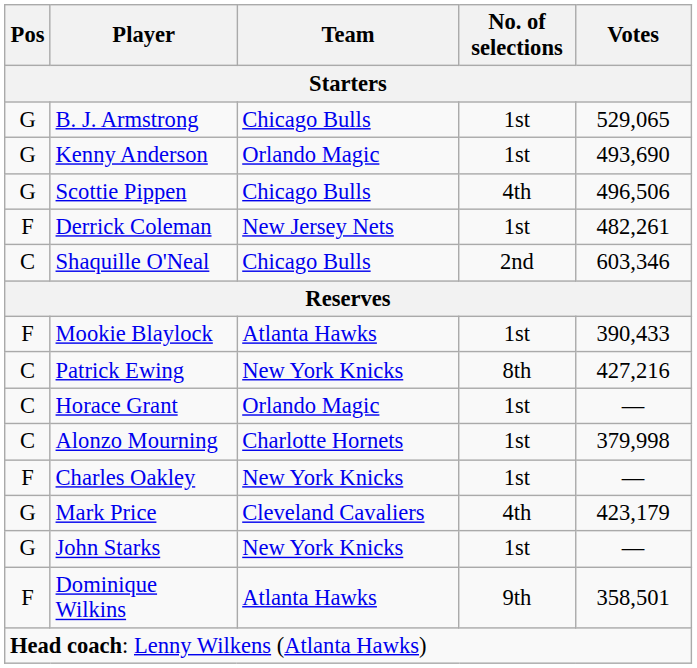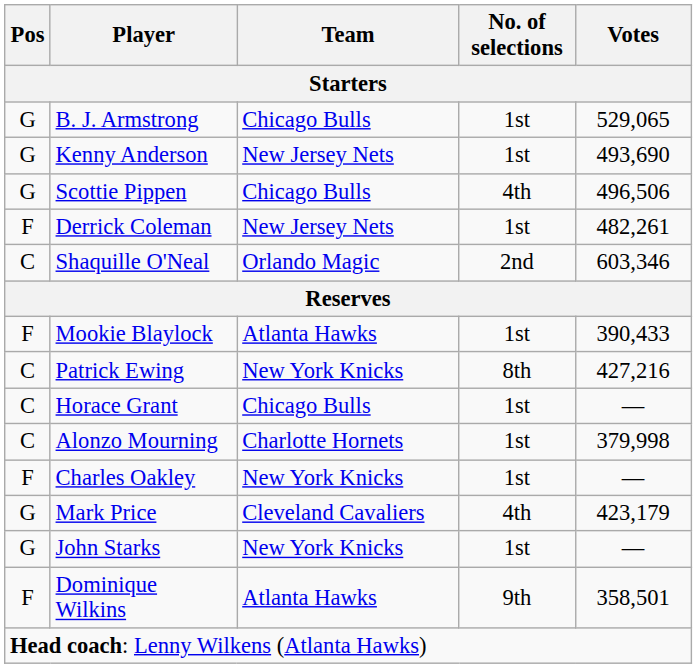(311, 155) Orlando Magic -> (318, 155) New Jersey Nets
(306, 262) Chicago Bulls -> (311, 262) Orlando Magic
(311, 405) Orlando Magic -> (306, 405) Chicago Bulls
